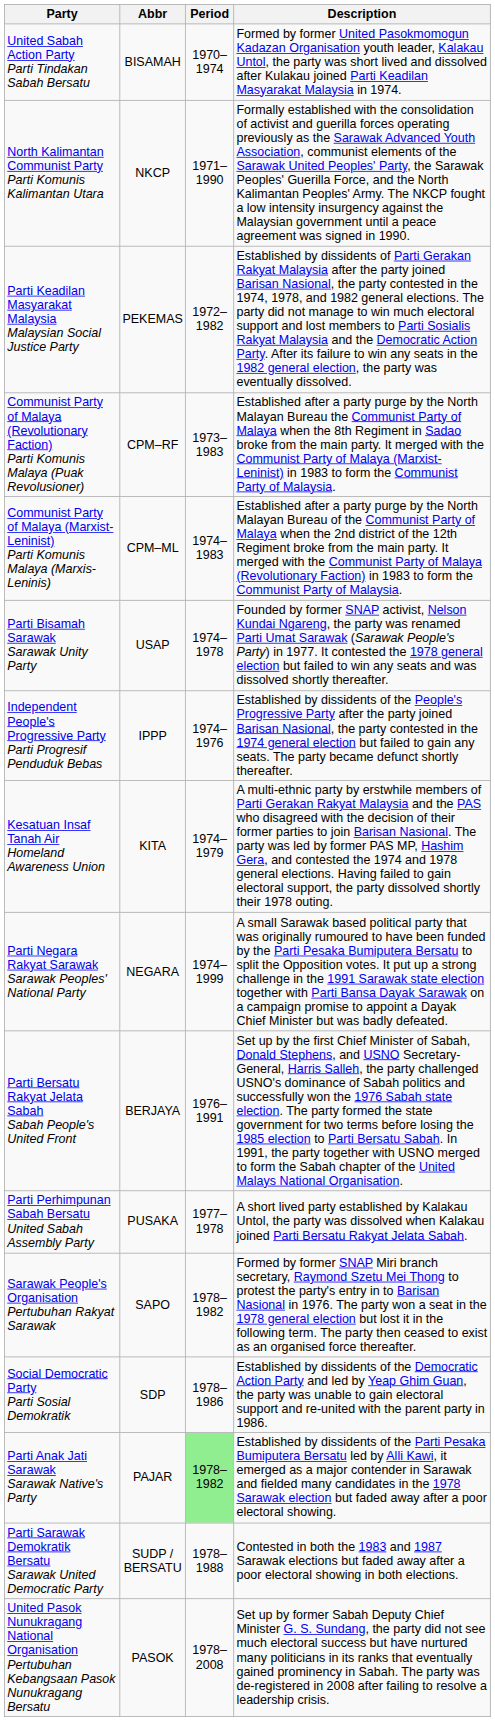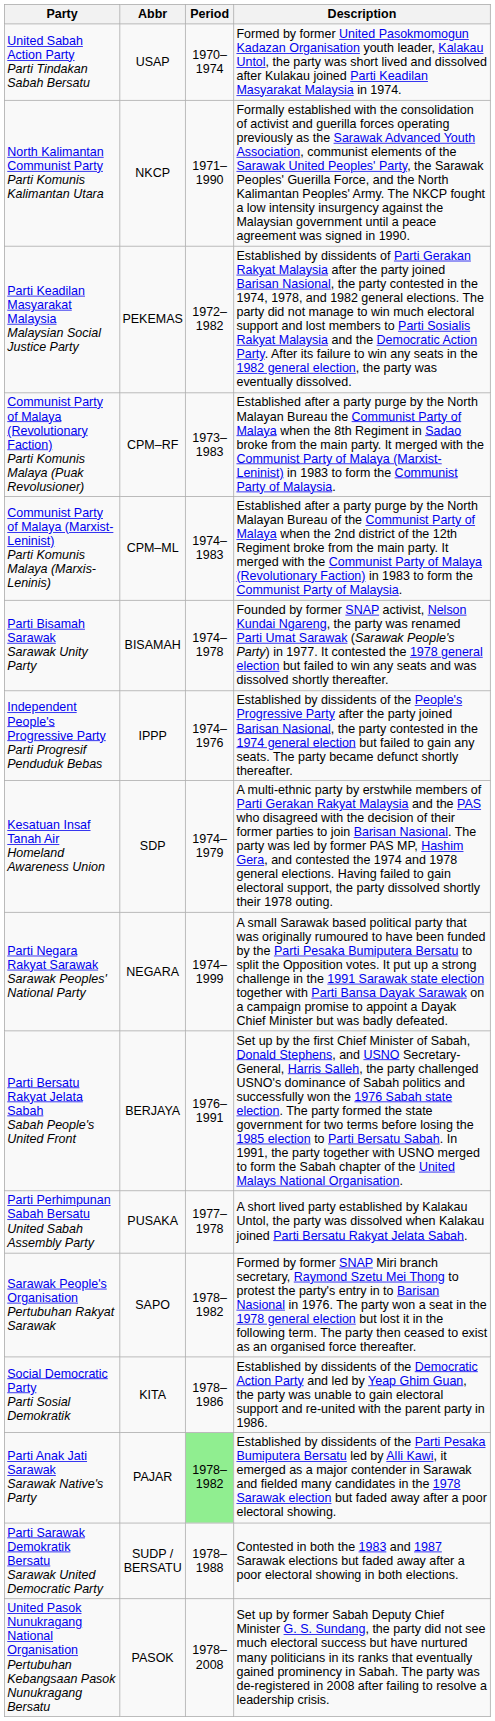(153, 62) BISAMAH -> (153, 62) USAP
(153, 645) USAP -> (153, 645) BISAMAH
(153, 846) KITA -> (153, 846) SDP
(153, 1394) SDP -> (153, 1394) KITA
